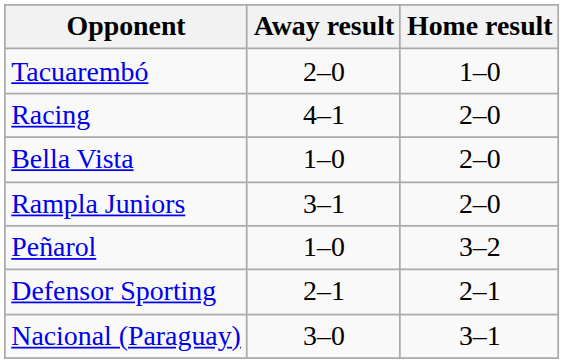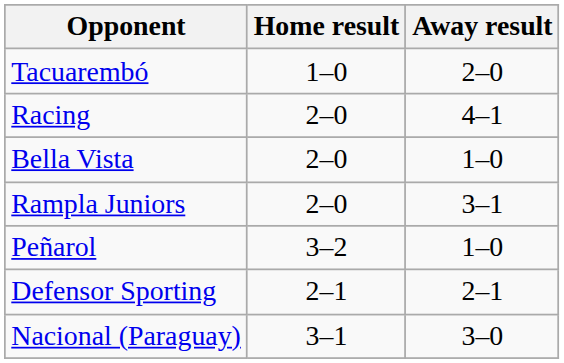columns swapped: (480, 26) <-> (324, 26)
